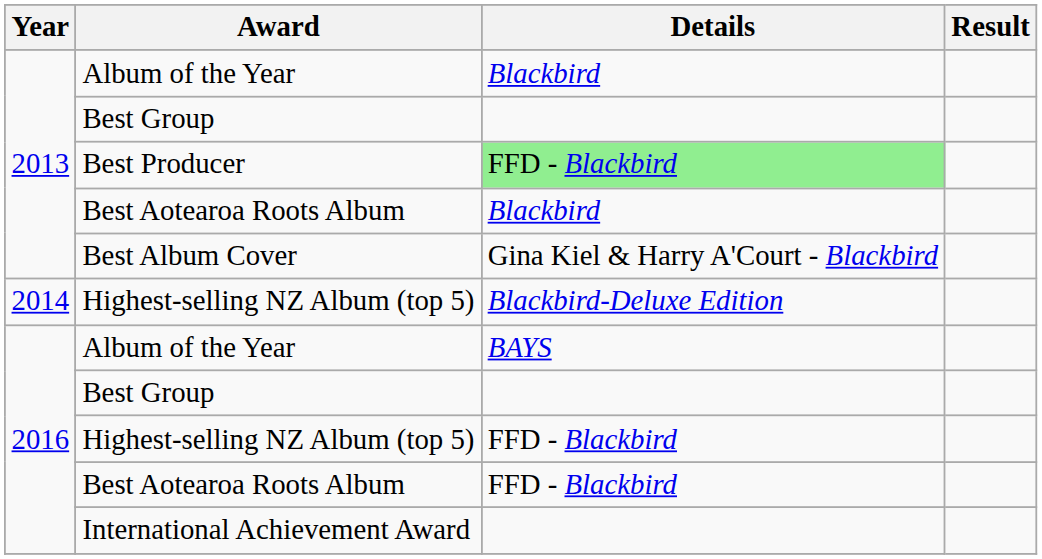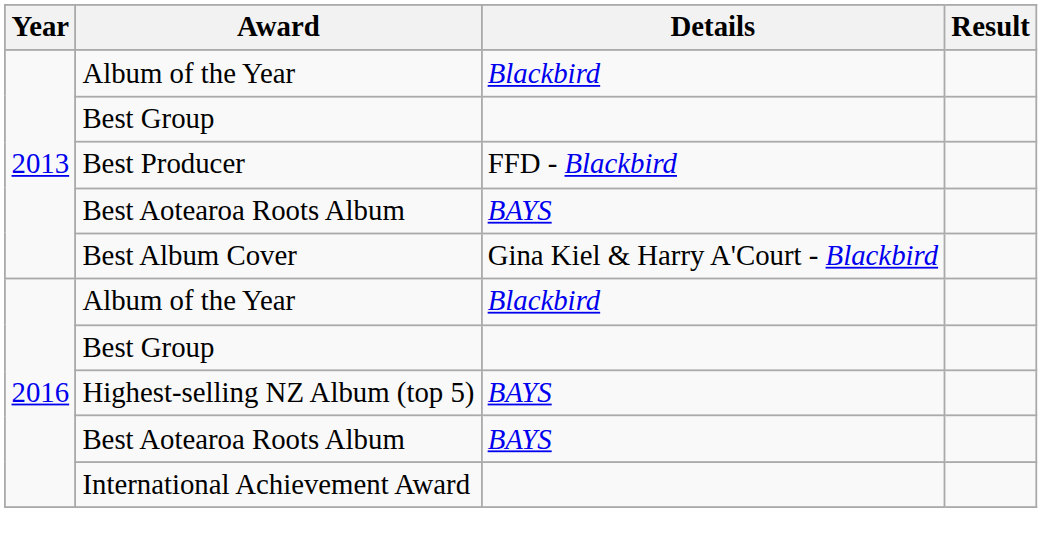(582, 164) lightgreen background -> (582, 164) no background
(544, 210) Blackbird -> (520, 210) BAYS
- row: (40, 301)
(520, 347) BAYS -> (544, 301) Blackbird
(582, 438) FFD - Blackbird -> (520, 392) BAYS
(582, 484) FFD - Blackbird -> (520, 438) BAYS
